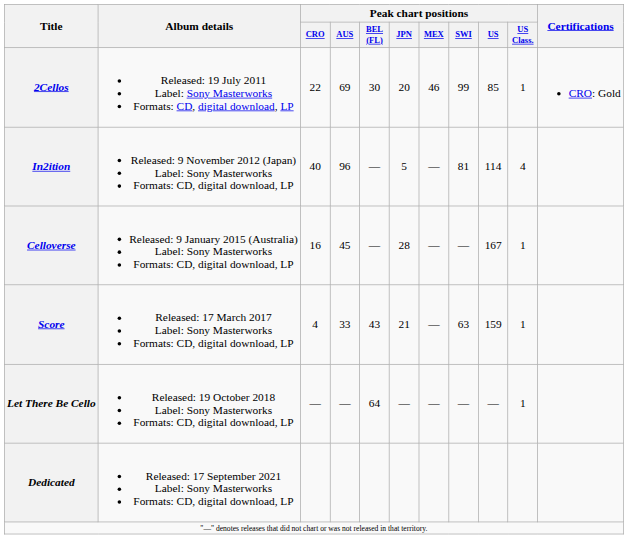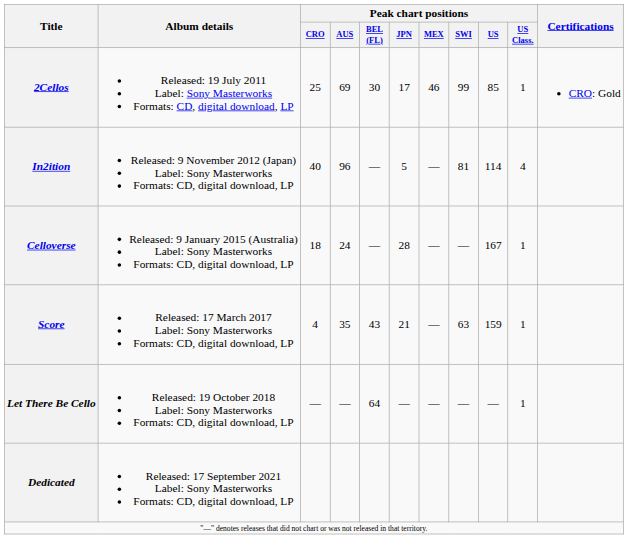(315, 87) 22 -> (315, 87) 25
(404, 87) 20 -> (404, 87) 17
(315, 245) 16 -> (315, 245) 18
(345, 245) 45 -> (345, 245) 24
(345, 324) 33 -> (345, 324) 35
